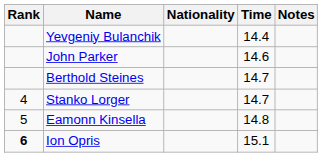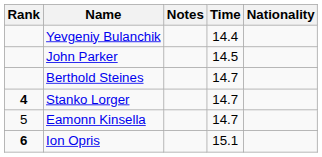columns swapped: (201, 15) <-> (296, 15)
(256, 57) 14.6 -> (225, 57) 14.5
(24, 99) normal -> (24, 99) bold
(256, 120) 14.8 -> (225, 120) 14.7
